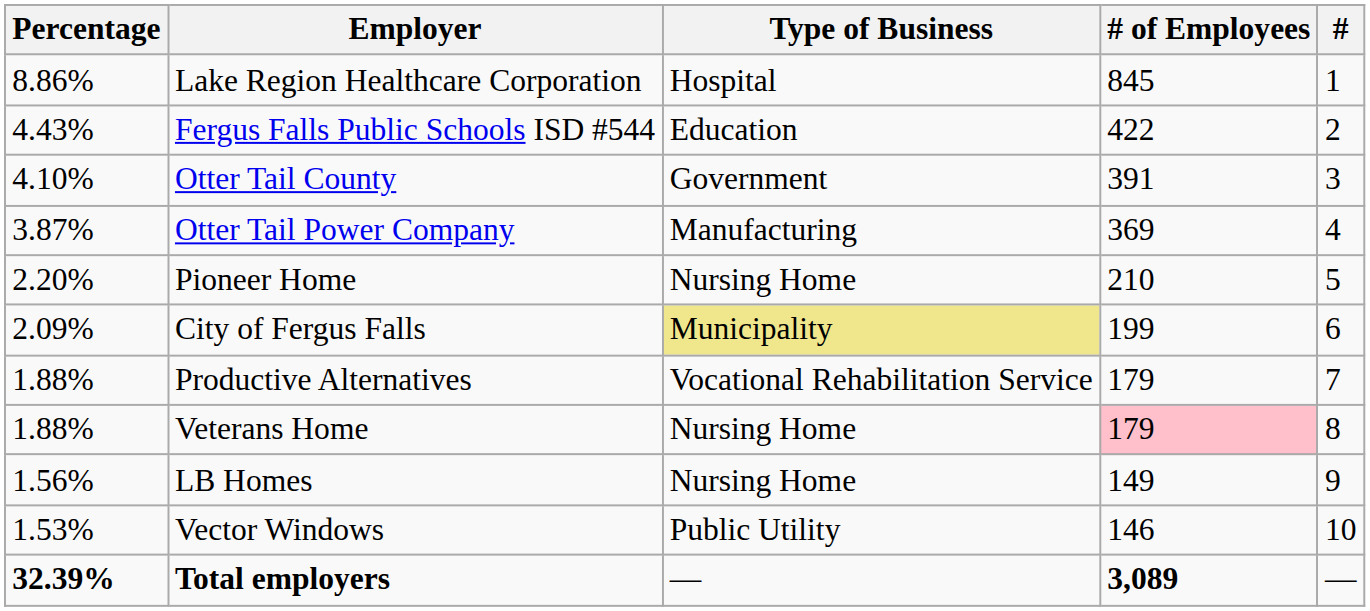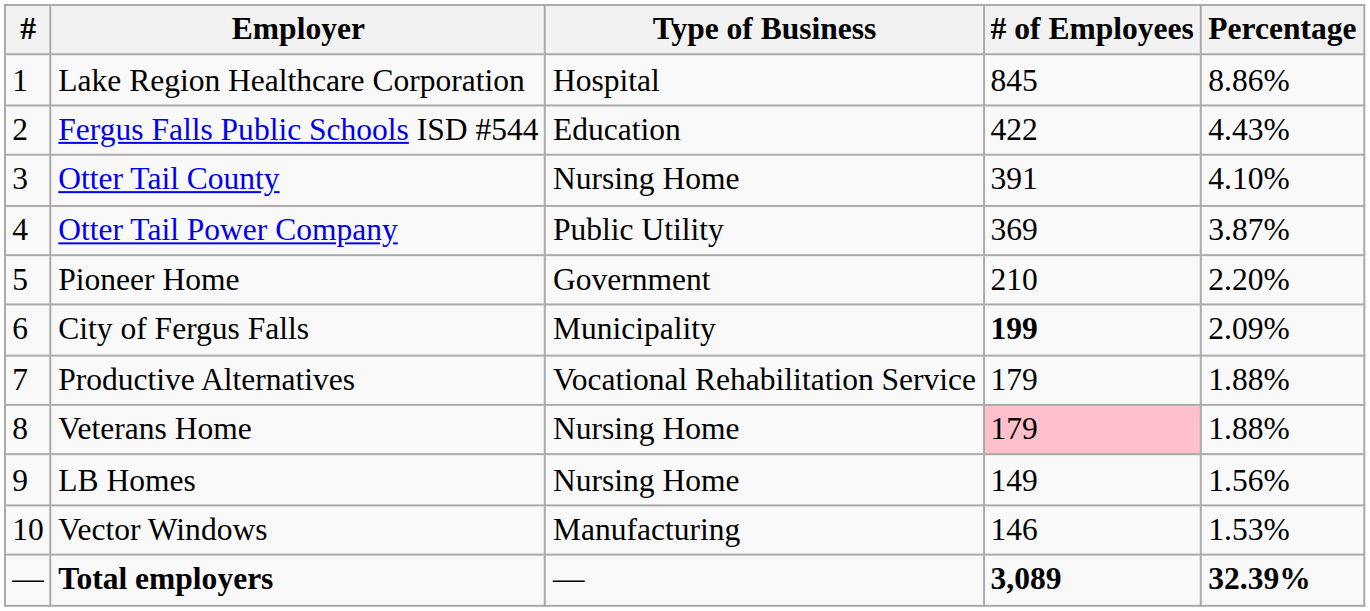columns swapped: (1341, 29) <-> (86, 29)
(748, 179) Government -> (646, 179) Nursing Home
(763, 229) Manufacturing -> (638, 229) Public Utility
(763, 279) Nursing Home -> (632, 279) Government
(751, 329) khaki background -> (634, 329) no background
(1131, 329) normal -> (1014, 329) bold
(755, 529) Public Utility -> (647, 529) Manufacturing
